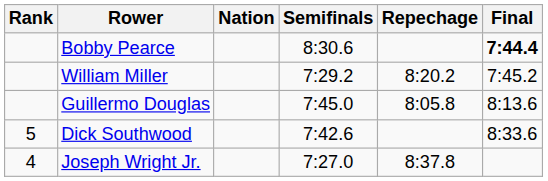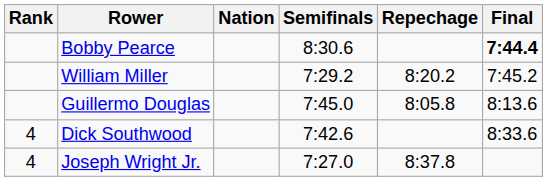(31, 133) 5 -> (31, 133) 4
